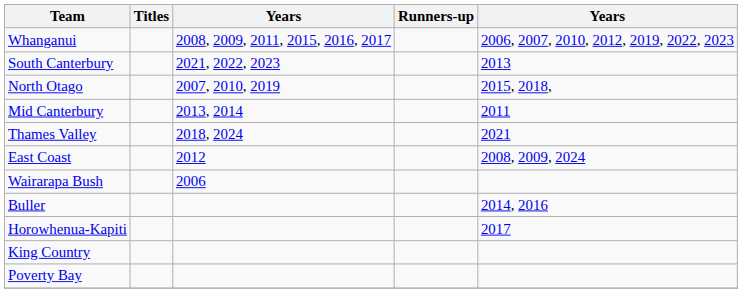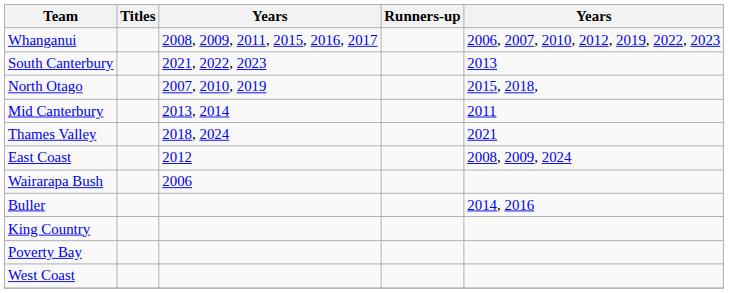- row: (67, 228)
+ row: (41, 275)
